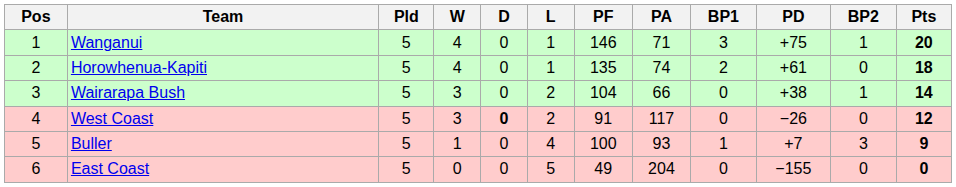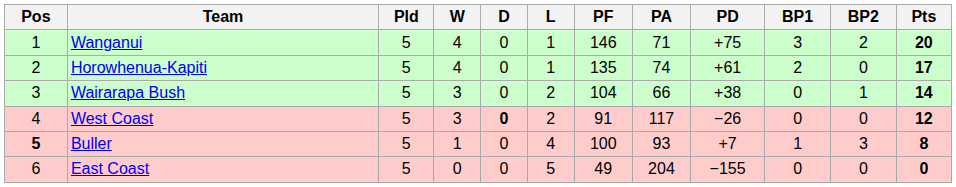columns swapped: (793, 17) <-> (723, 17)
(863, 42) 1 -> (863, 42) 2
(924, 67) 18 -> (924, 67) 17
(36, 144) normal -> (36, 144) bold
(924, 144) 9 -> (924, 144) 8
